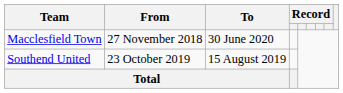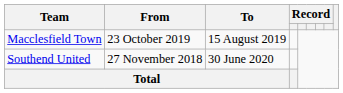(155, 39) 27 November 2018 -> (149, 39) 23 October 2019
(241, 39) 30 June 2020 -> (247, 39) 15 August 2019
(149, 59) 23 October 2019 -> (155, 59) 27 November 2018
(247, 59) 15 August 2019 -> (241, 59) 30 June 2020
